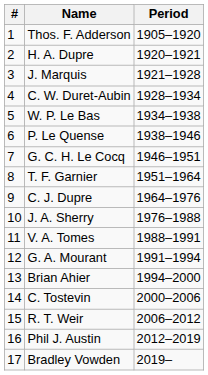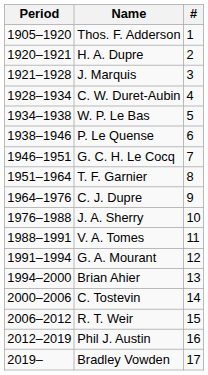columns swapped: (14, 14) <-> (169, 14)
